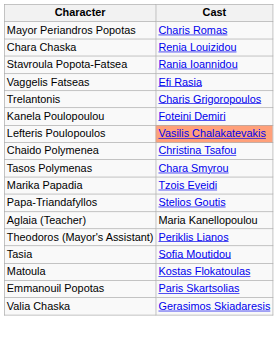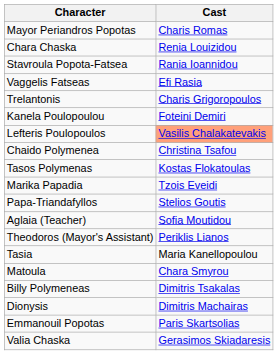(194, 168) Chara Smyrou -> (204, 168) Kostas Flokatoulas
(208, 220) Maria Kanellopoulou -> (195, 220) Sofia Moutidou
(195, 254) Sofia Moutidou -> (208, 254) Maria Kanellopoulou
(204, 271) Kostas Flokatoulas -> (194, 271) Chara Smyrou
+ row: (48, 289)
+ row: (27, 306)
